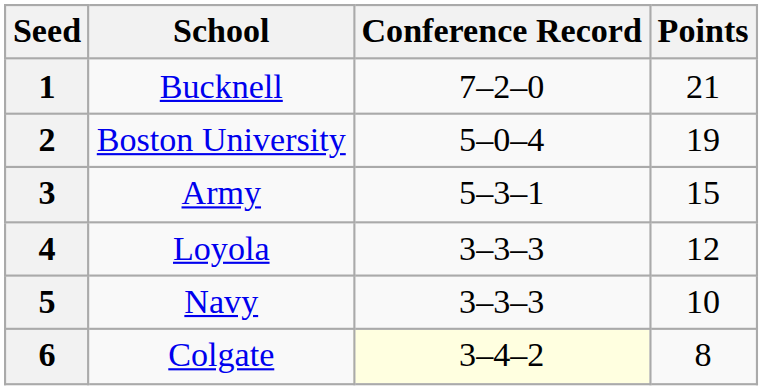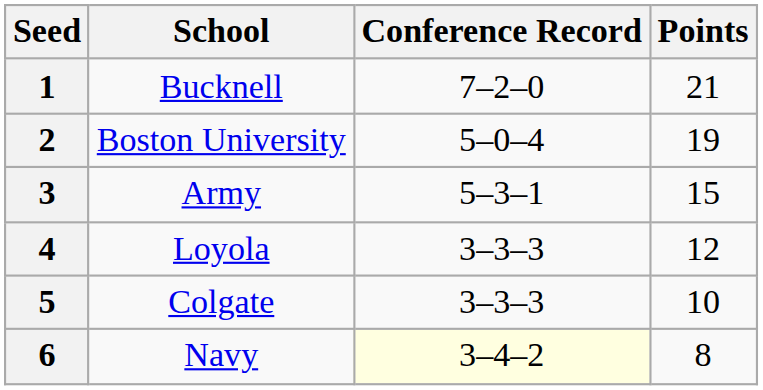(221, 301) Navy -> (221, 301) Colgate
(221, 355) Colgate -> (221, 355) Navy
